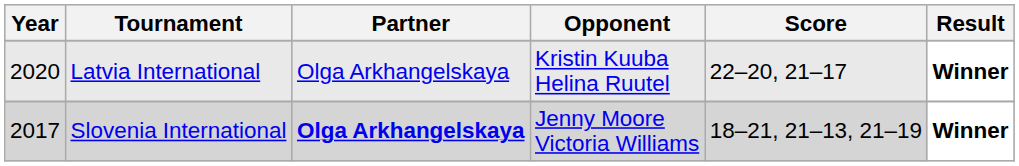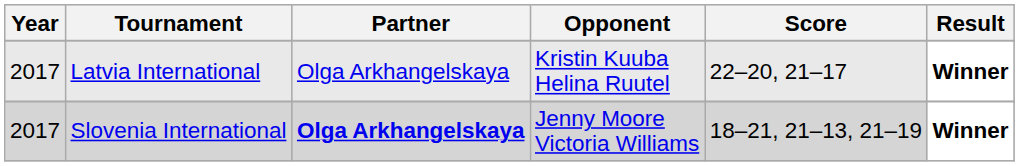(35, 71) 2020 -> (35, 71) 2017
